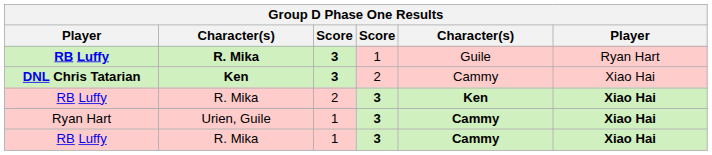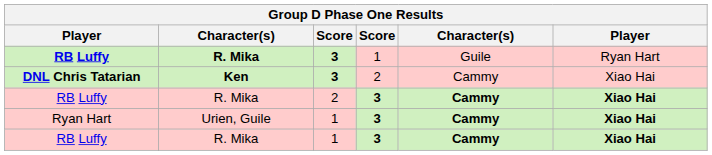(476, 98) Ken -> (476, 98) Cammy
